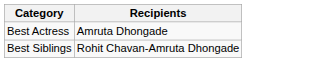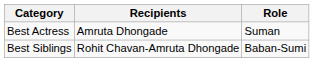+ column: (275, 13)
